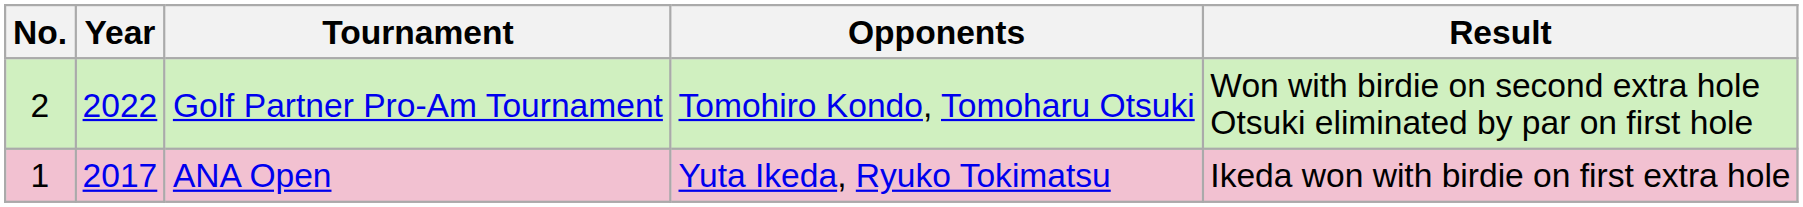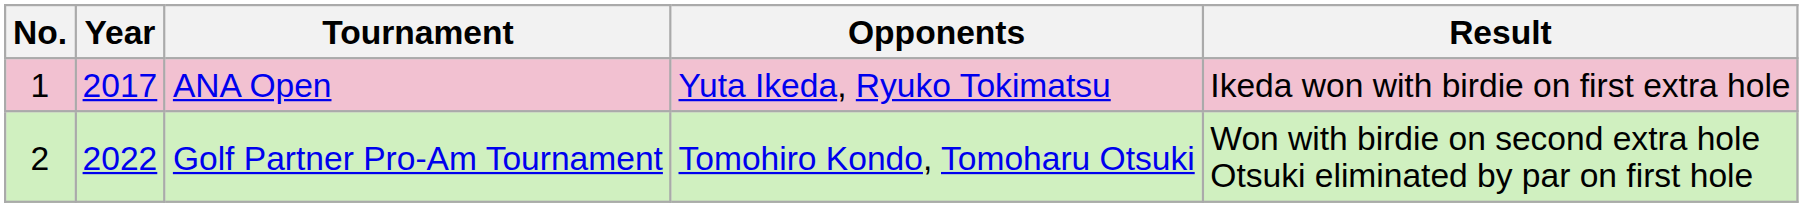rows swapped: (252, 176) <-> (418, 104)
